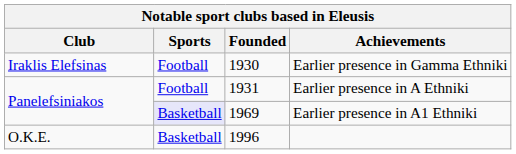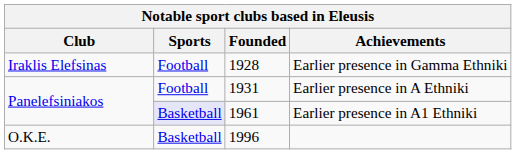(244, 64) 1930 -> (244, 64) 1928
(244, 112) 1969 -> (244, 112) 1961
